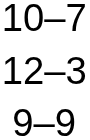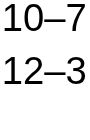- row: (44, 123)
